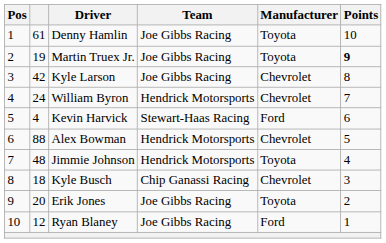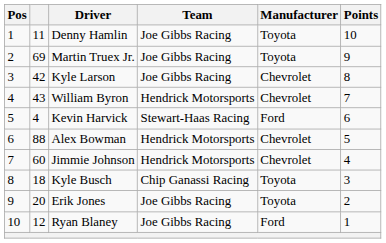(39, 35) 61 -> (39, 35) 11
(39, 55) 19 -> (39, 55) 69
(347, 55) bold -> (347, 55) normal
(39, 97) 24 -> (39, 97) 43
(39, 159) 48 -> (39, 159) 60
(278, 159) Toyota -> (286, 159) Chevrolet
(286, 180) Chevrolet -> (278, 180) Toyota
